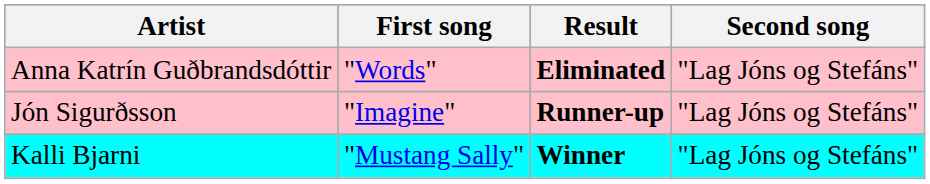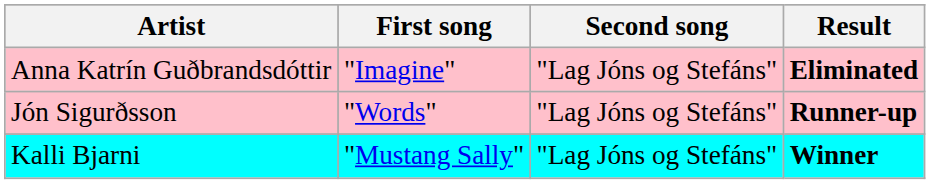columns swapped: (798, 26) <-> (601, 26)
(390, 69) "Words" -> (400, 69) "Imagine"
(400, 112) "Imagine" -> (390, 112) "Words"
